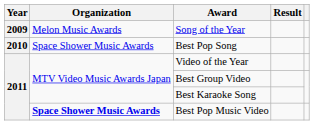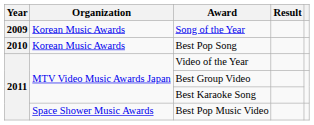(77, 29) Melon Music Awards -> (79, 29) Korean Music Awards
(93, 45) Space Shower Music Awards -> (79, 45) Korean Music Awards
(96, 111) bold -> (93, 111) normal
